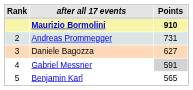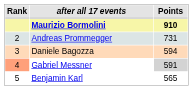(171, 52) 627 -> (171, 52) 594
(17, 65) no background -> (17, 65) lightsalmon background
